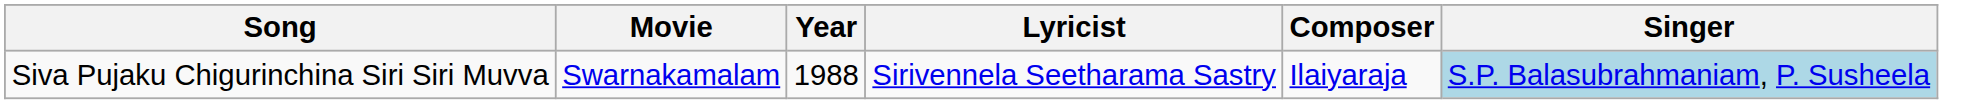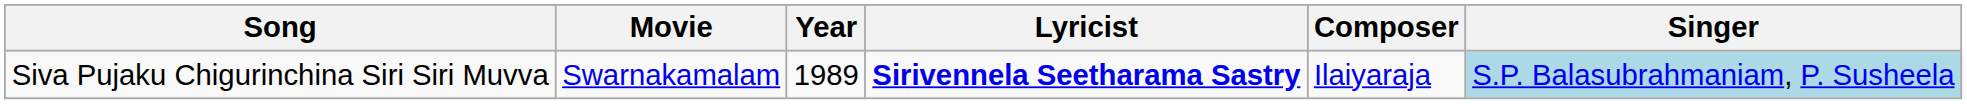(826, 74) 1988 -> (826, 74) 1989
(1074, 74) normal -> (1086, 74) bold
